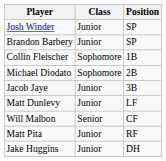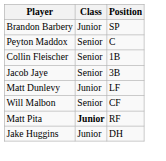- row: (30, 27)
+ row: (37, 42)
(99, 57) Sophomore -> (90, 57) Senior
- row: (39, 73)
(89, 88) Junior -> (90, 73) Senior
(89, 133) normal -> (91, 118) bold
